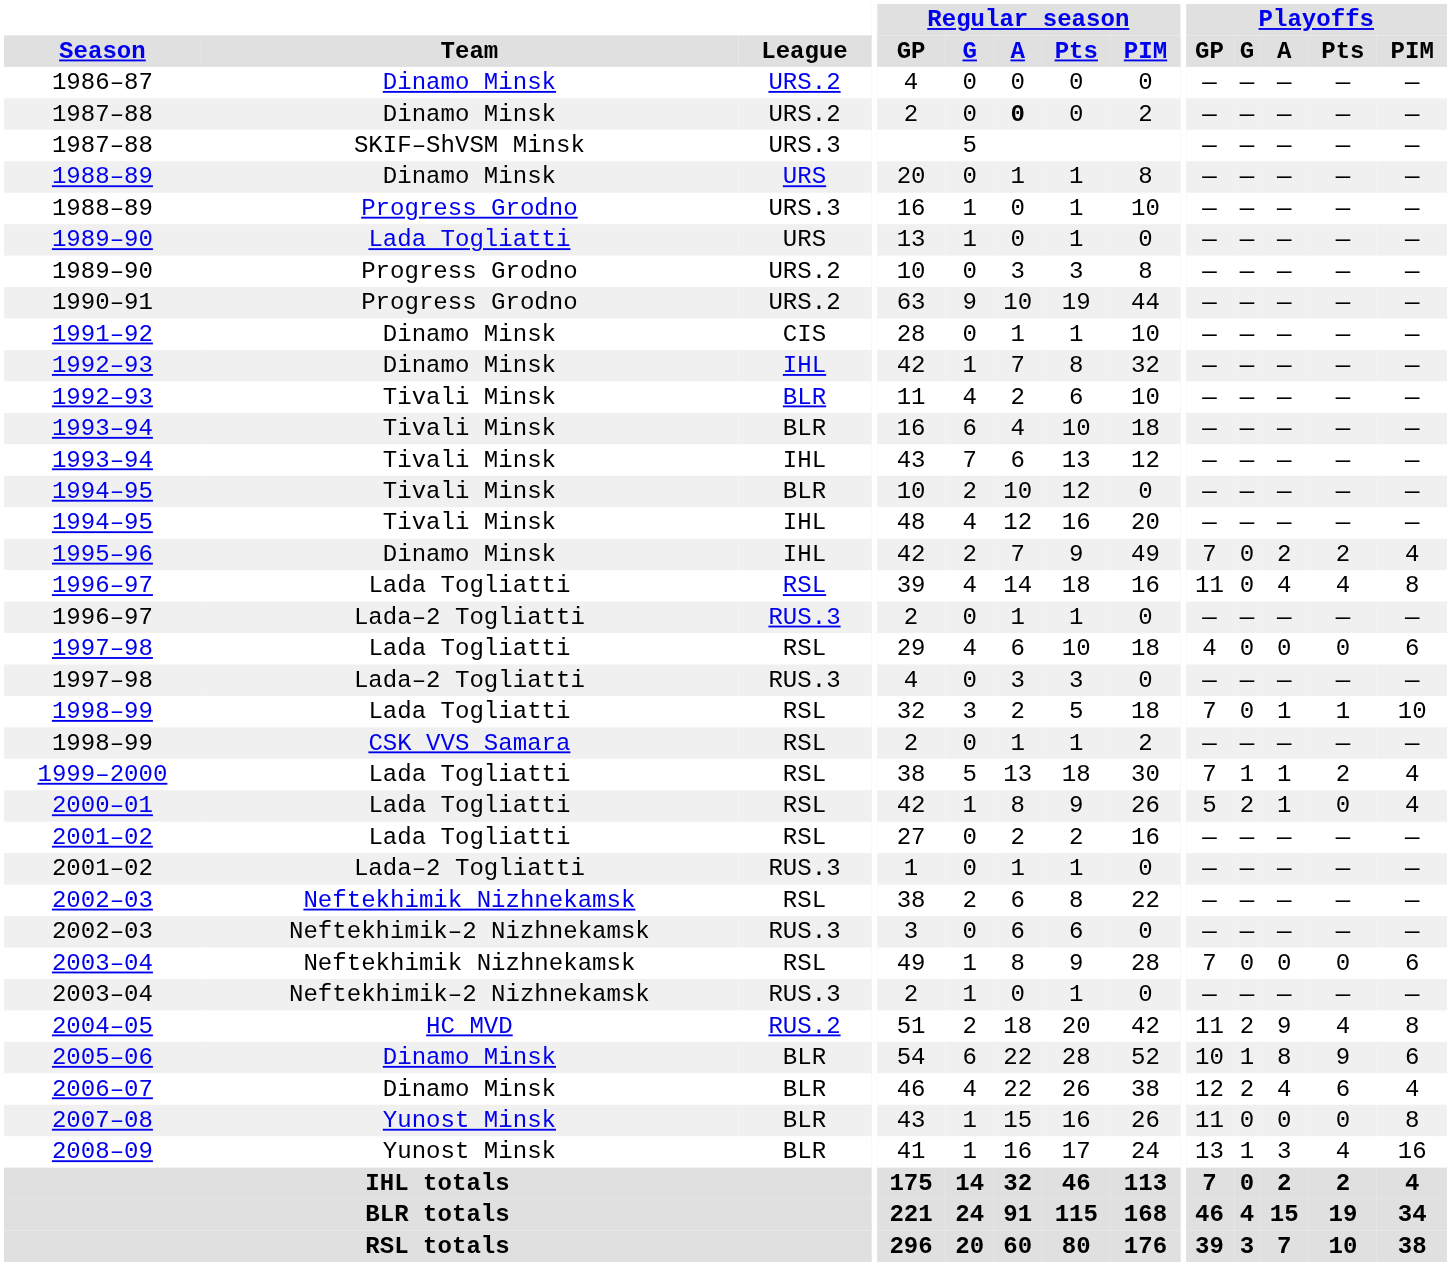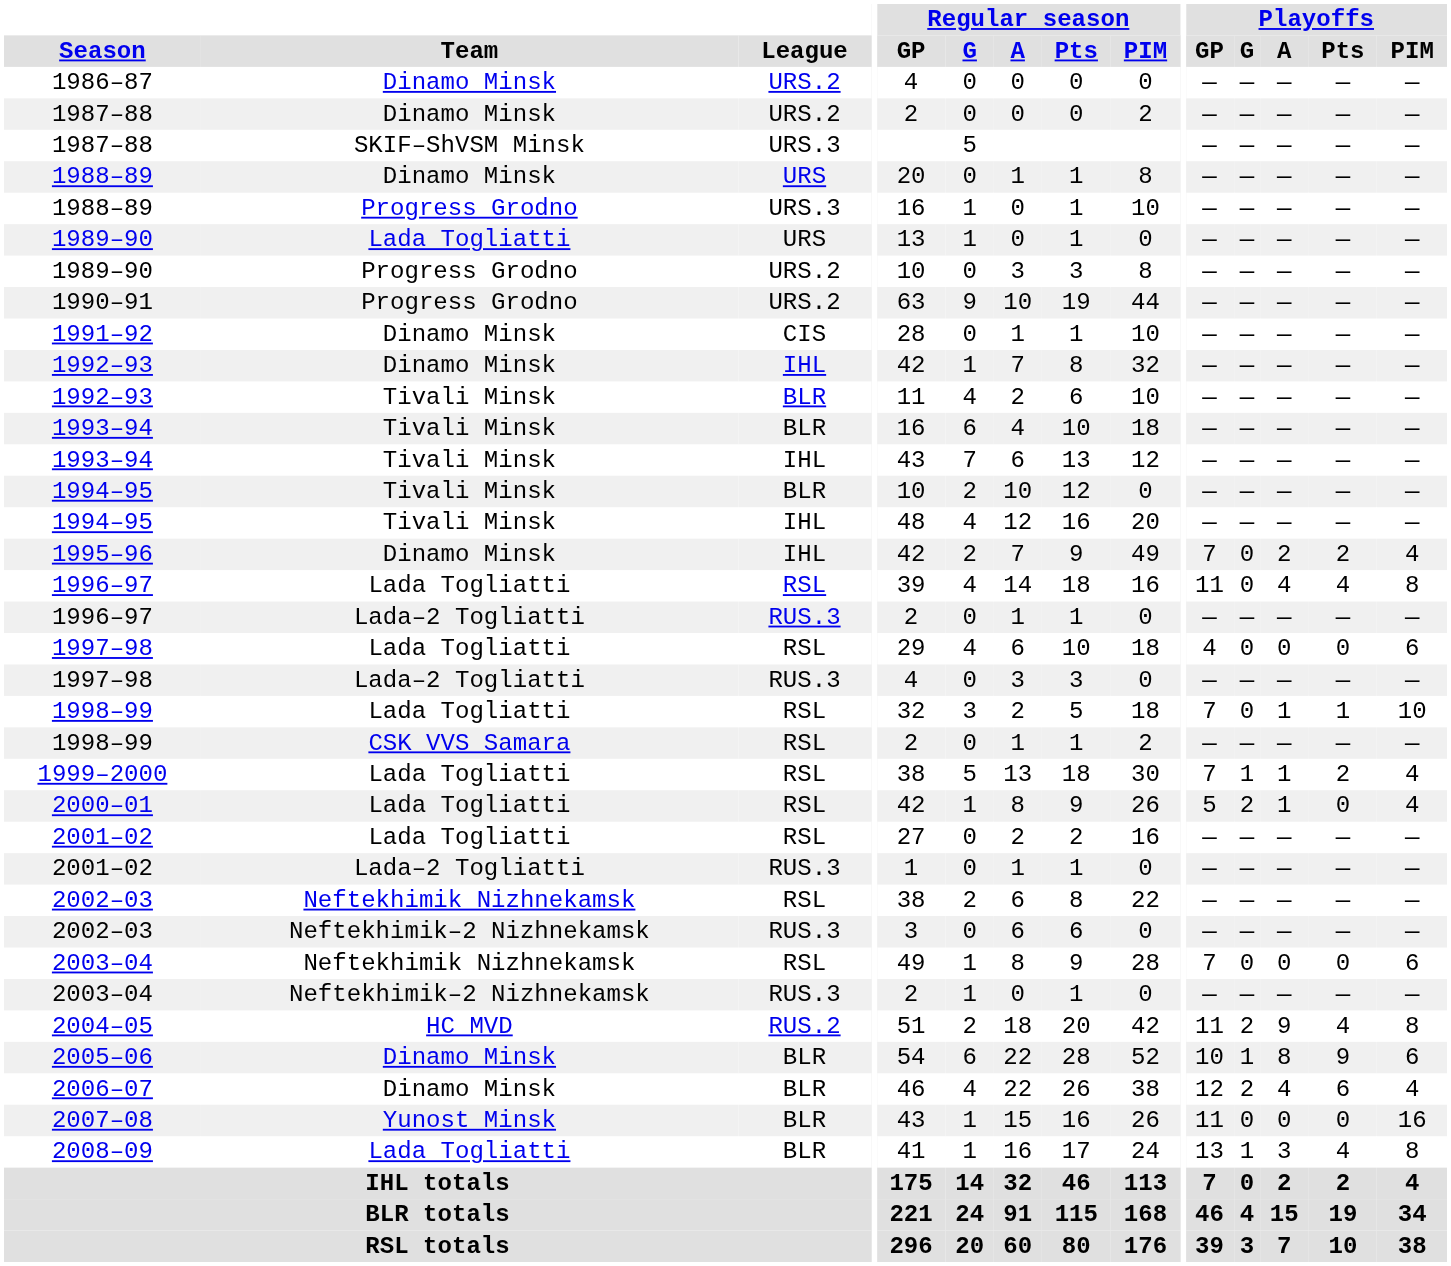(1018, 114) bold -> (1018, 114) normal
(1412, 1120) 8 -> (1412, 1120) 16
(469, 1152) Yunost Minsk -> (469, 1152) Lada Togliatti
(1412, 1152) 16 -> (1412, 1152) 8
